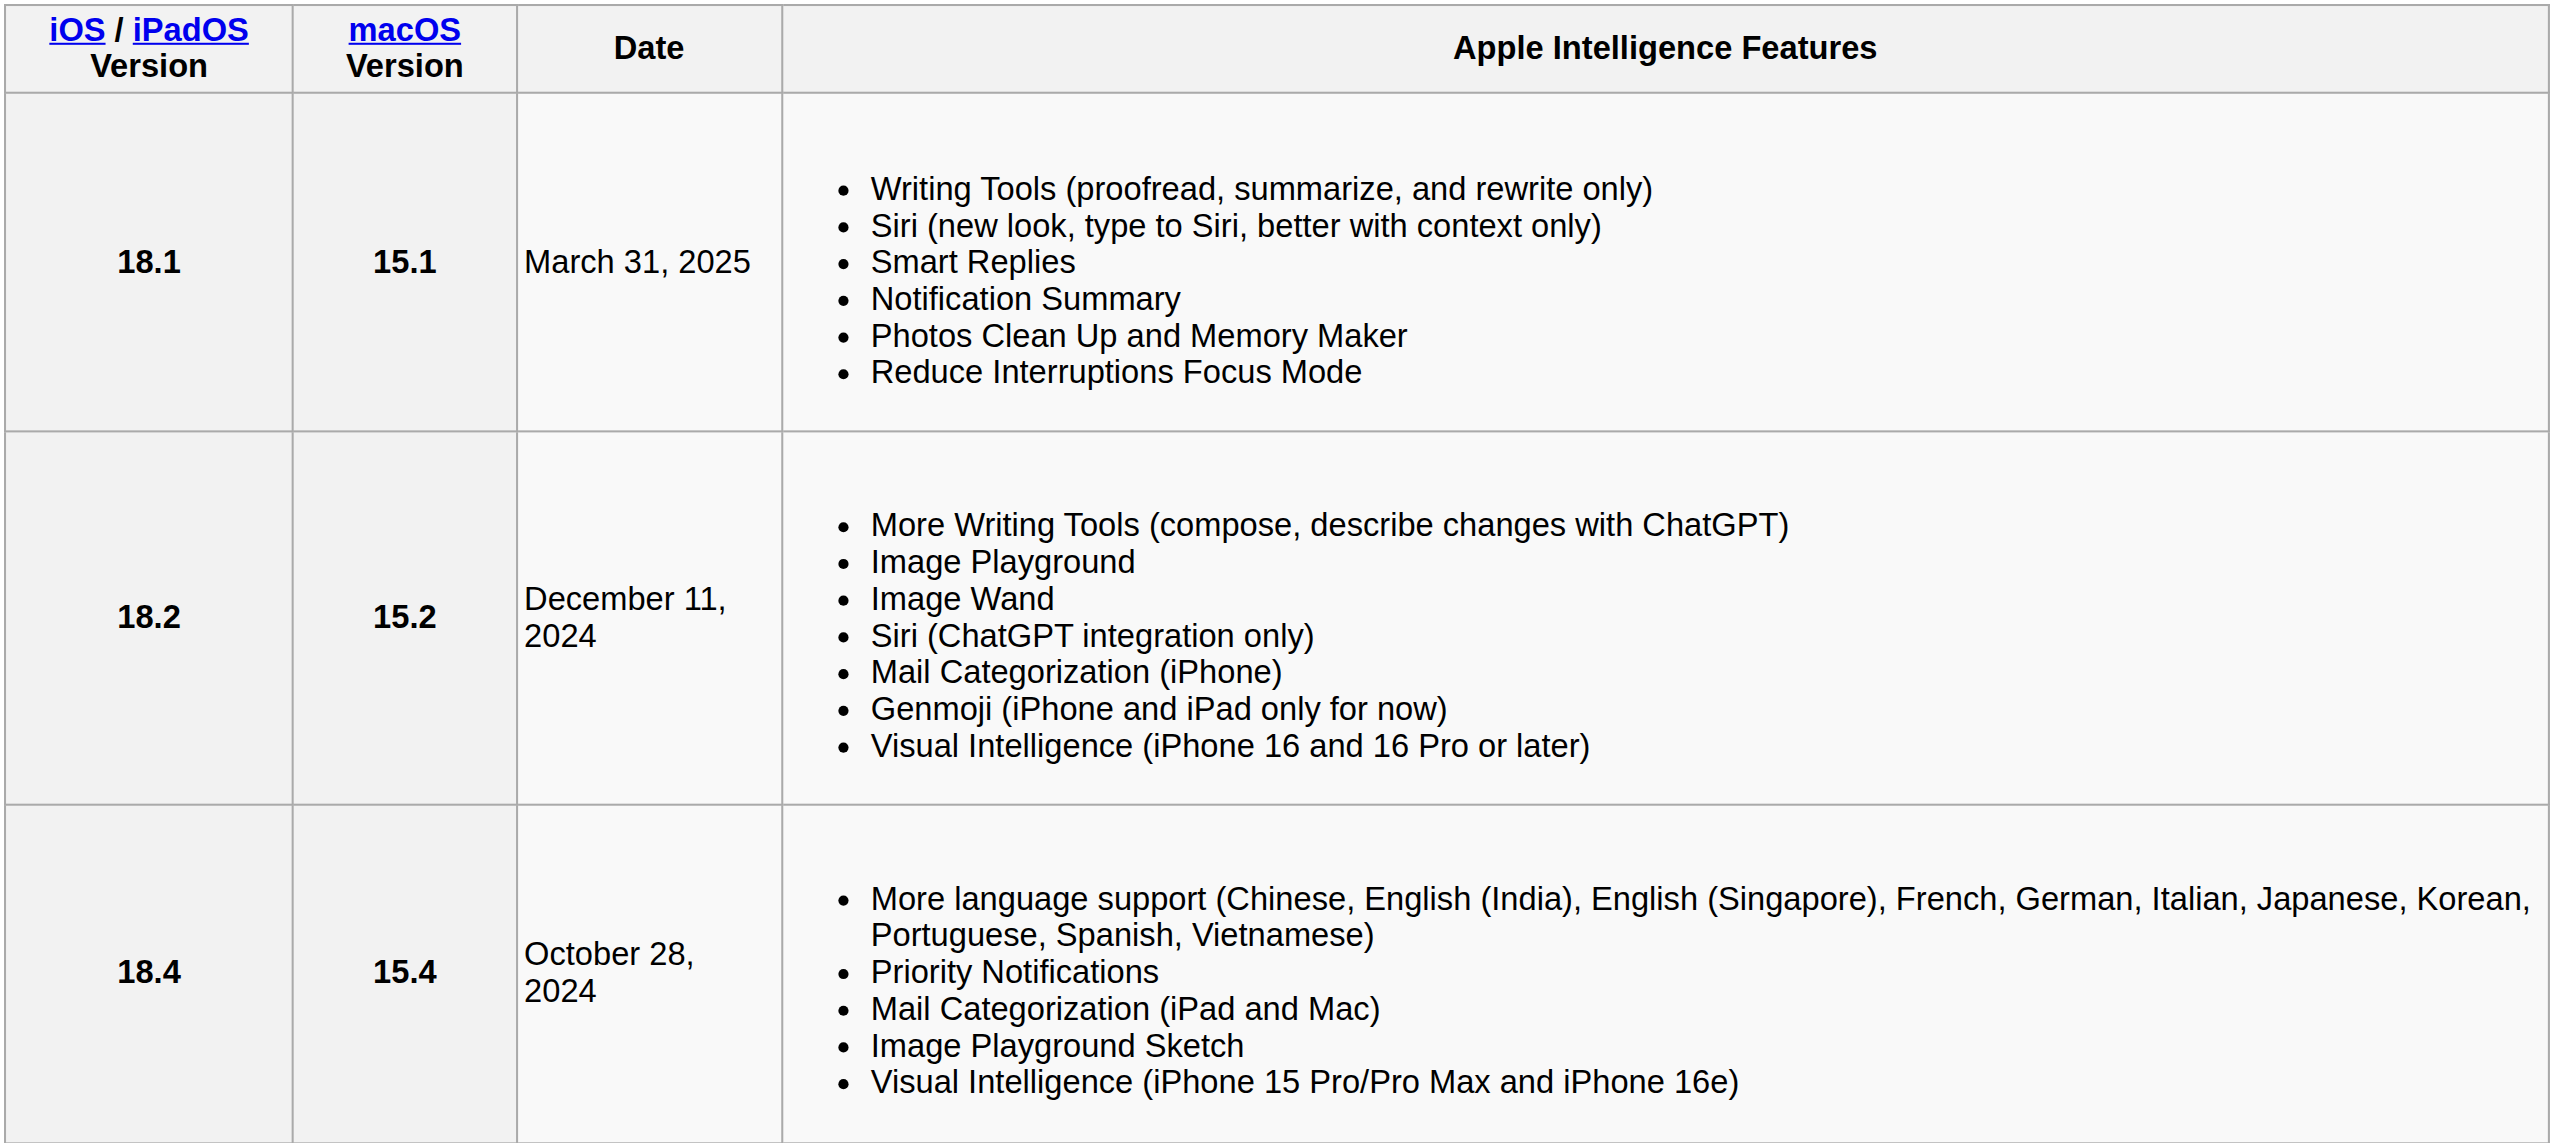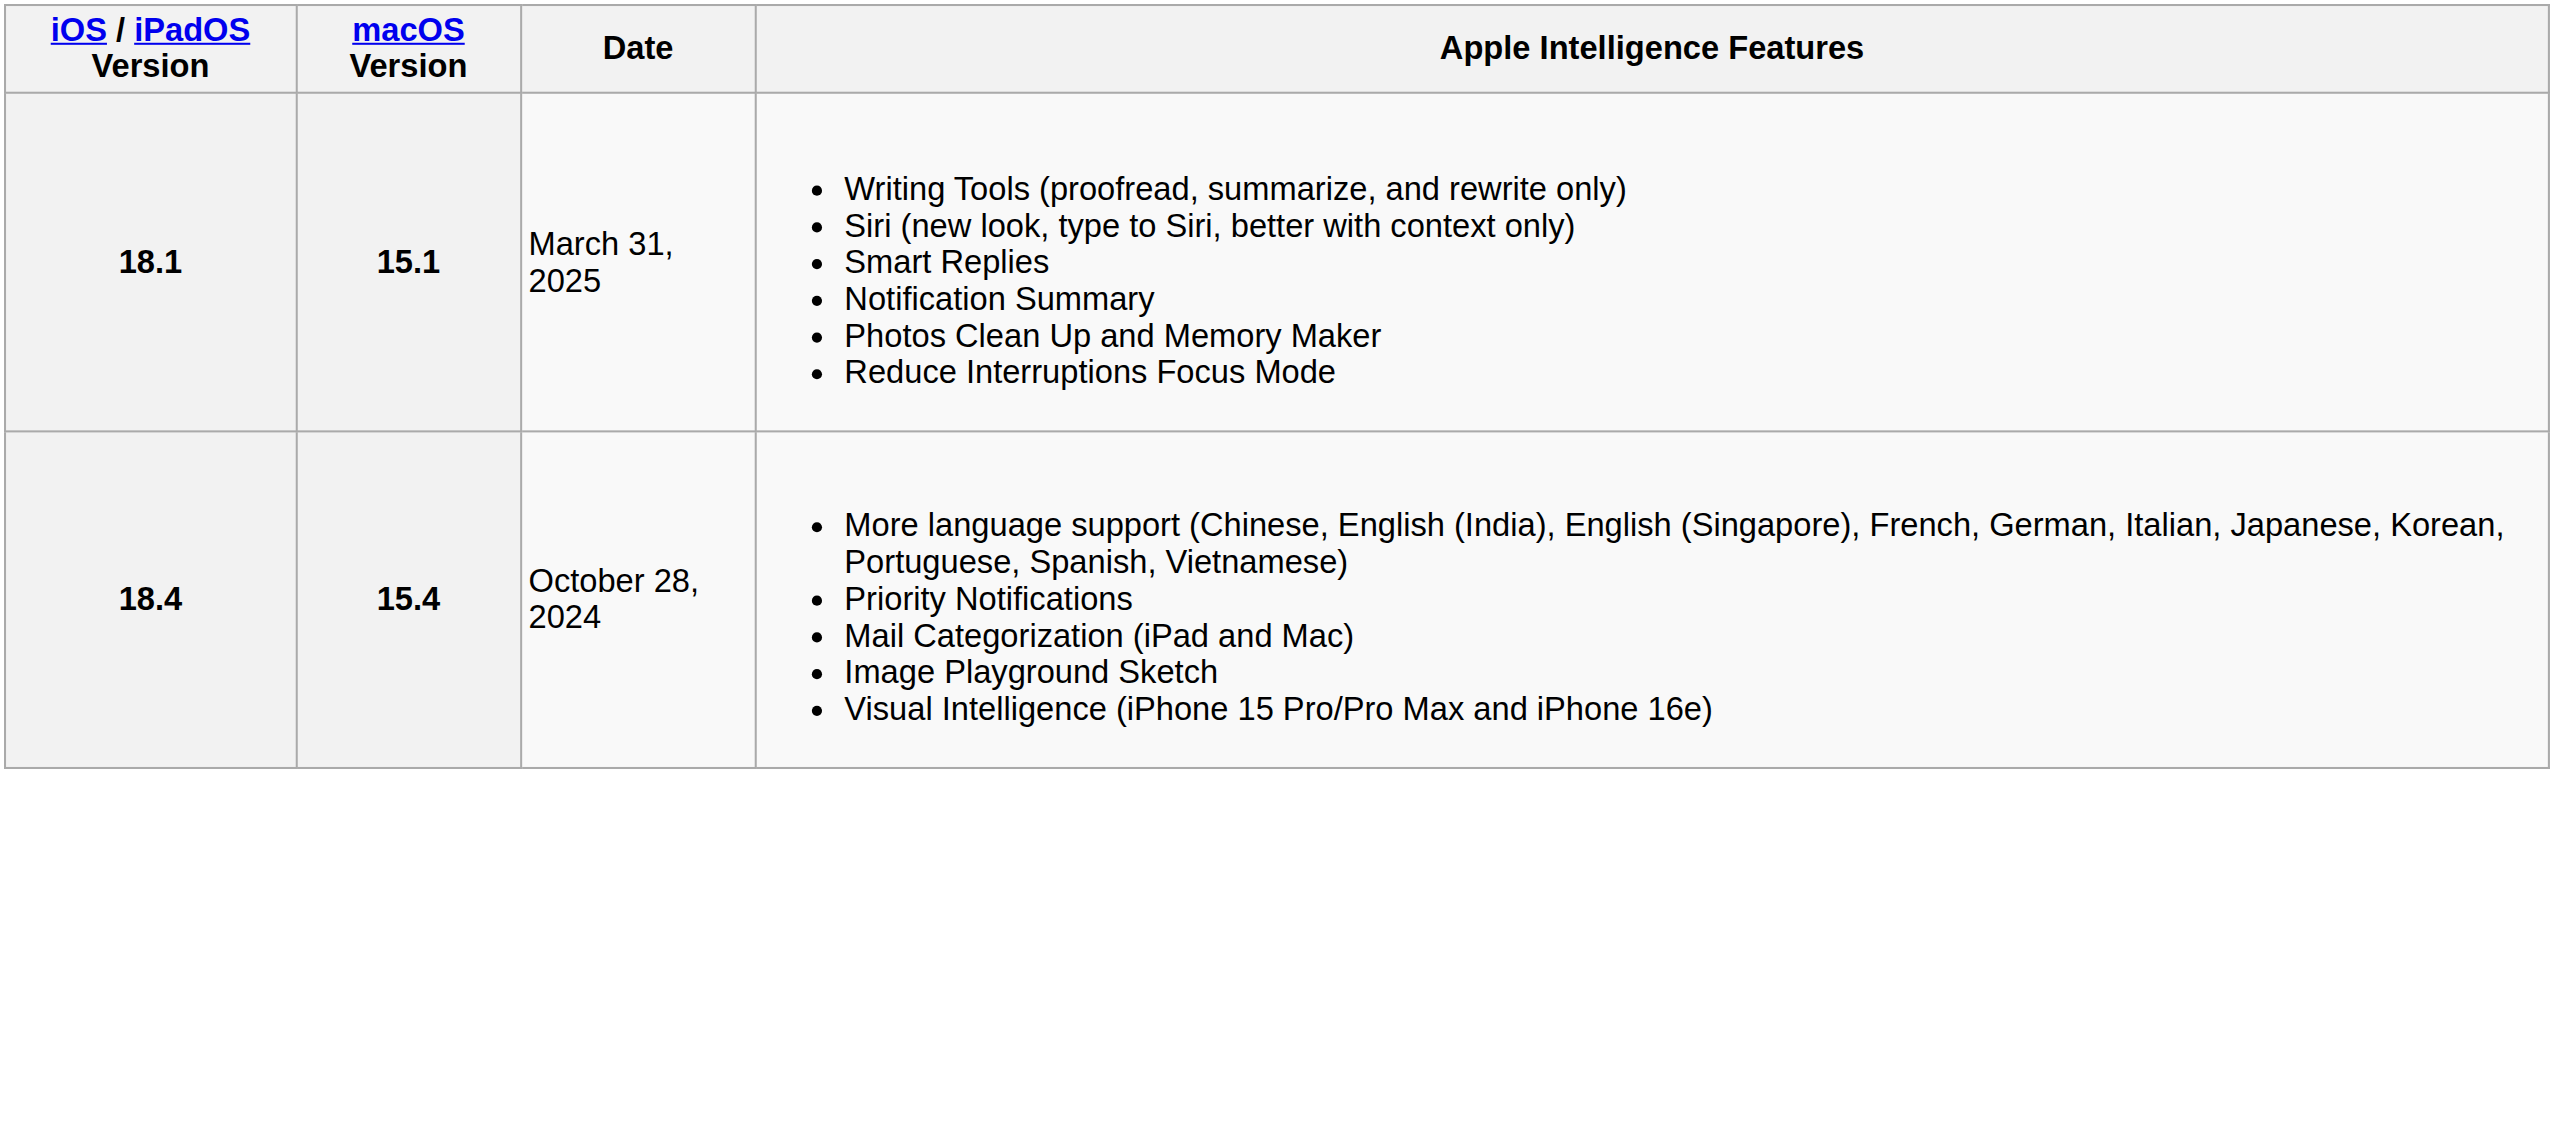- row: (149, 617)
